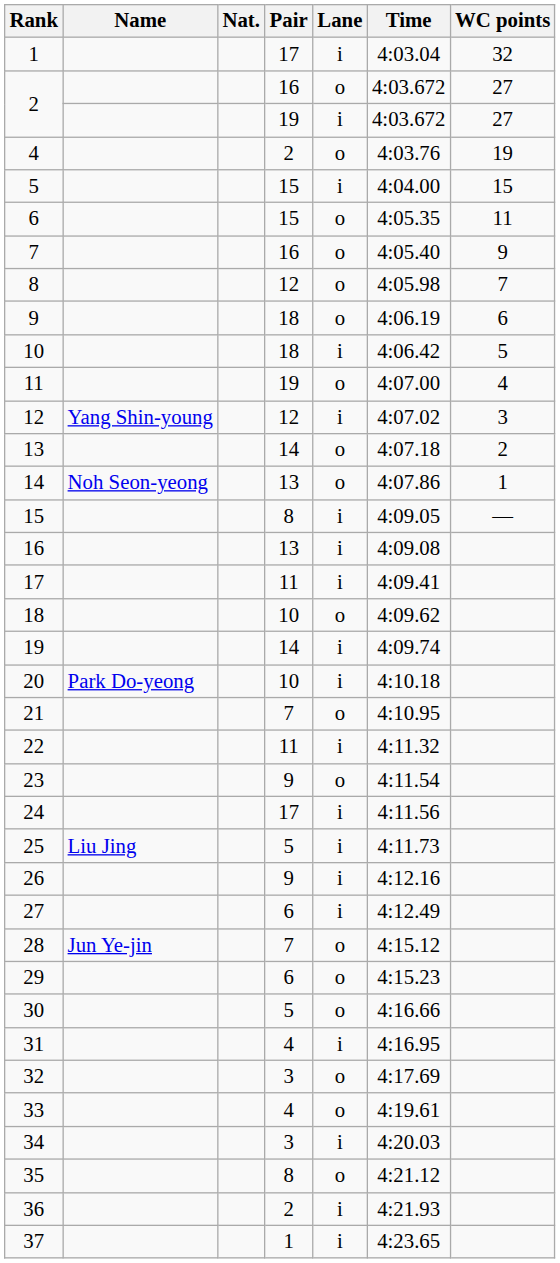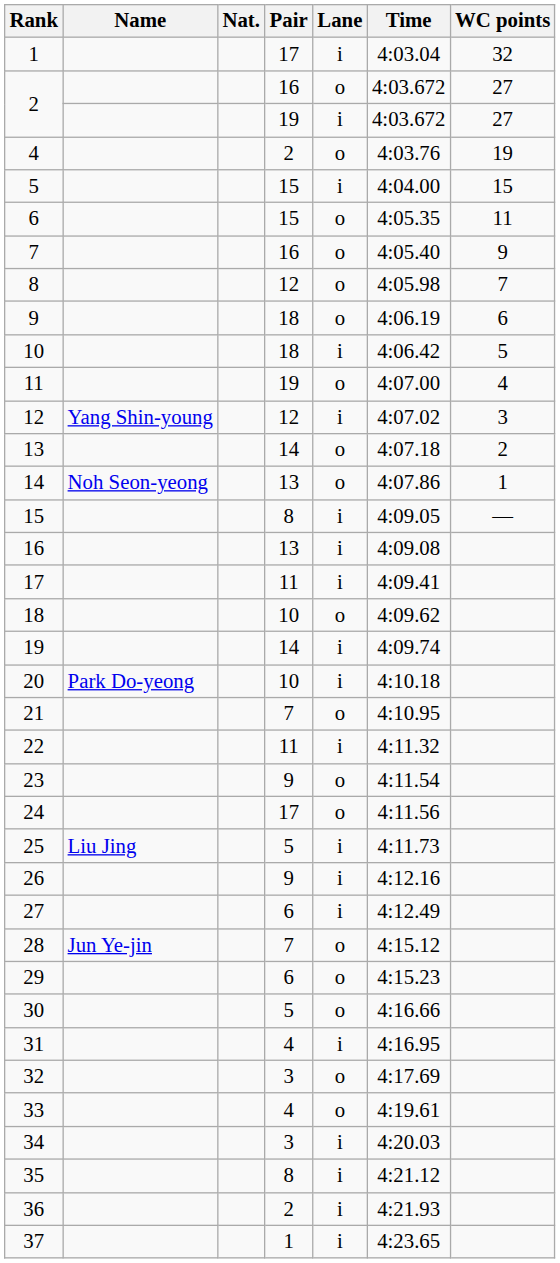(340, 812) i -> (340, 812) o
(340, 1175) o -> (340, 1175) i
